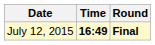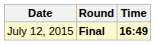columns swapped: (93, 13) <-> (130, 13)
